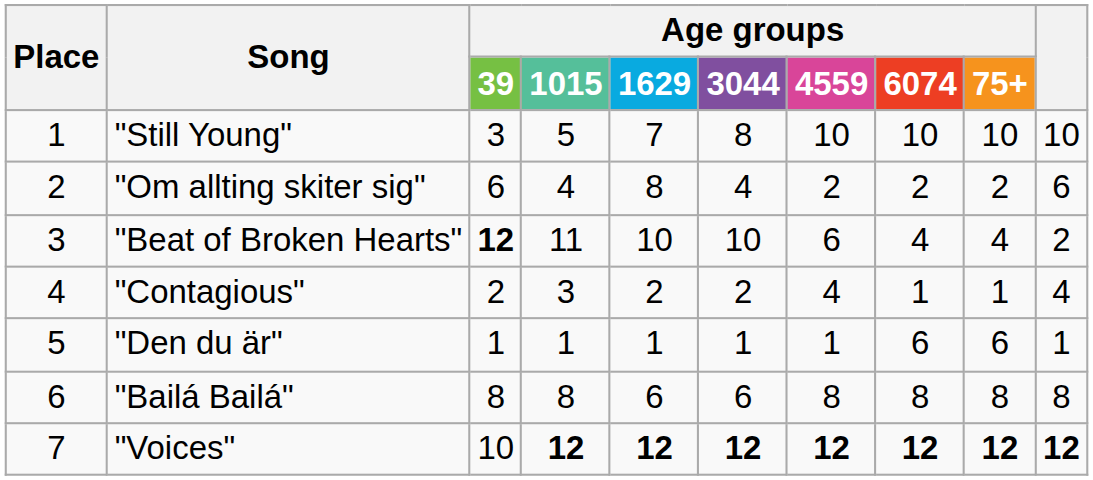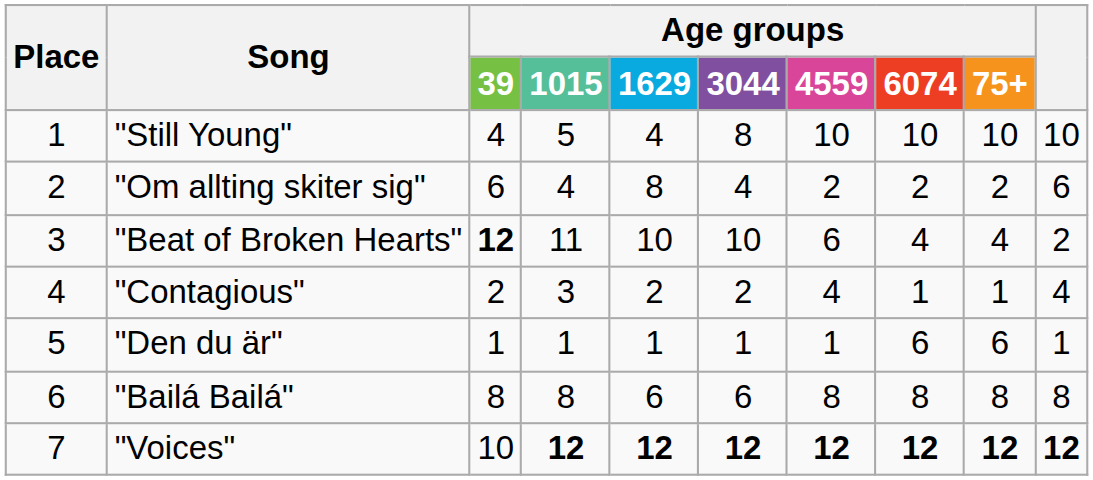(496, 135) 3 -> (496, 135) 4
(655, 135) 7 -> (655, 135) 4
